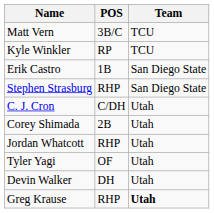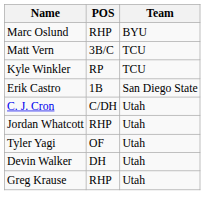+ row: (38, 32)
- row: (50, 87)
- row: (43, 124)
(143, 198) bold -> (134, 180) normal
